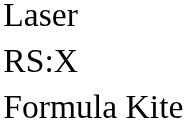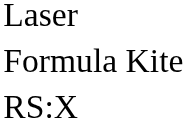rows swapped: (41, 60) <-> (93, 107)
